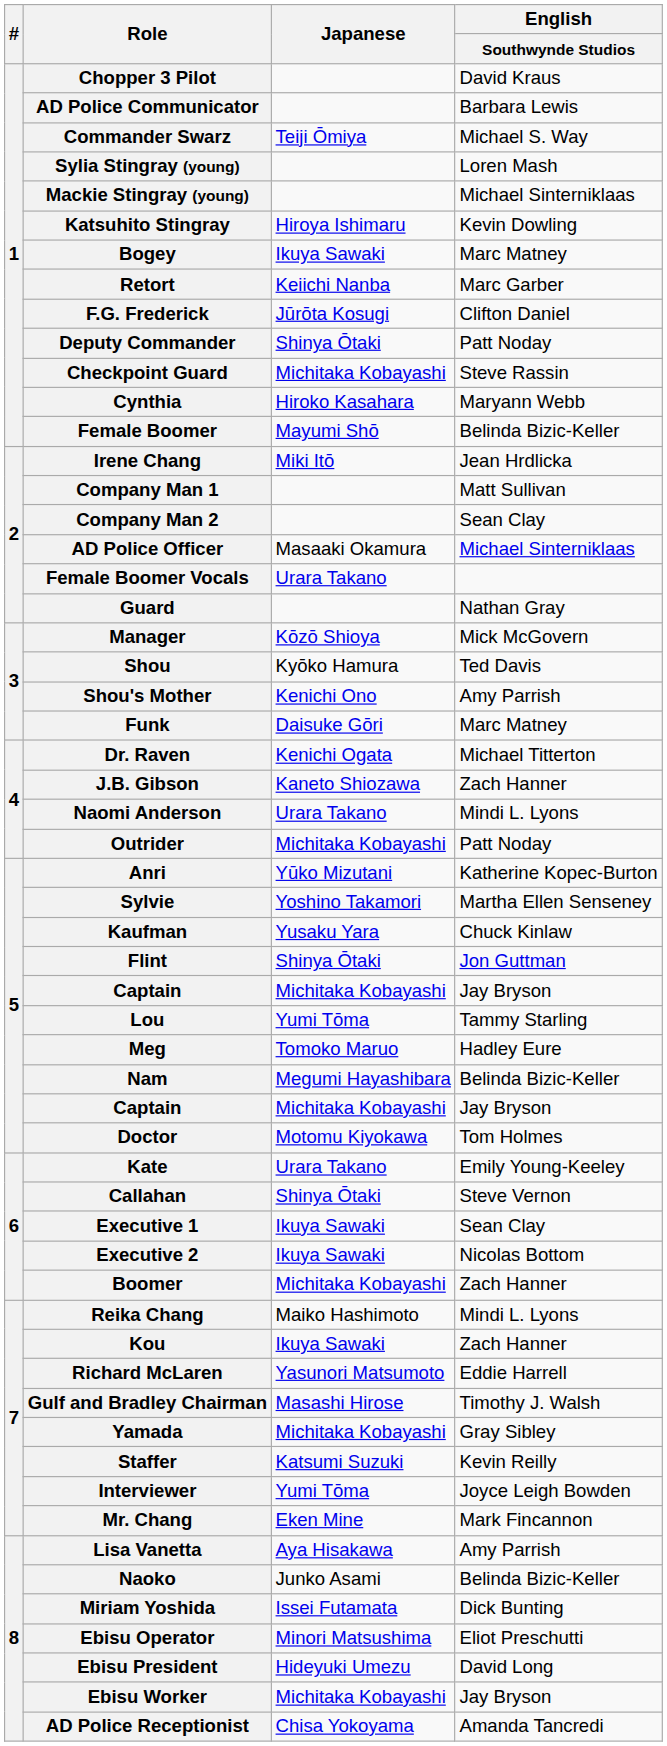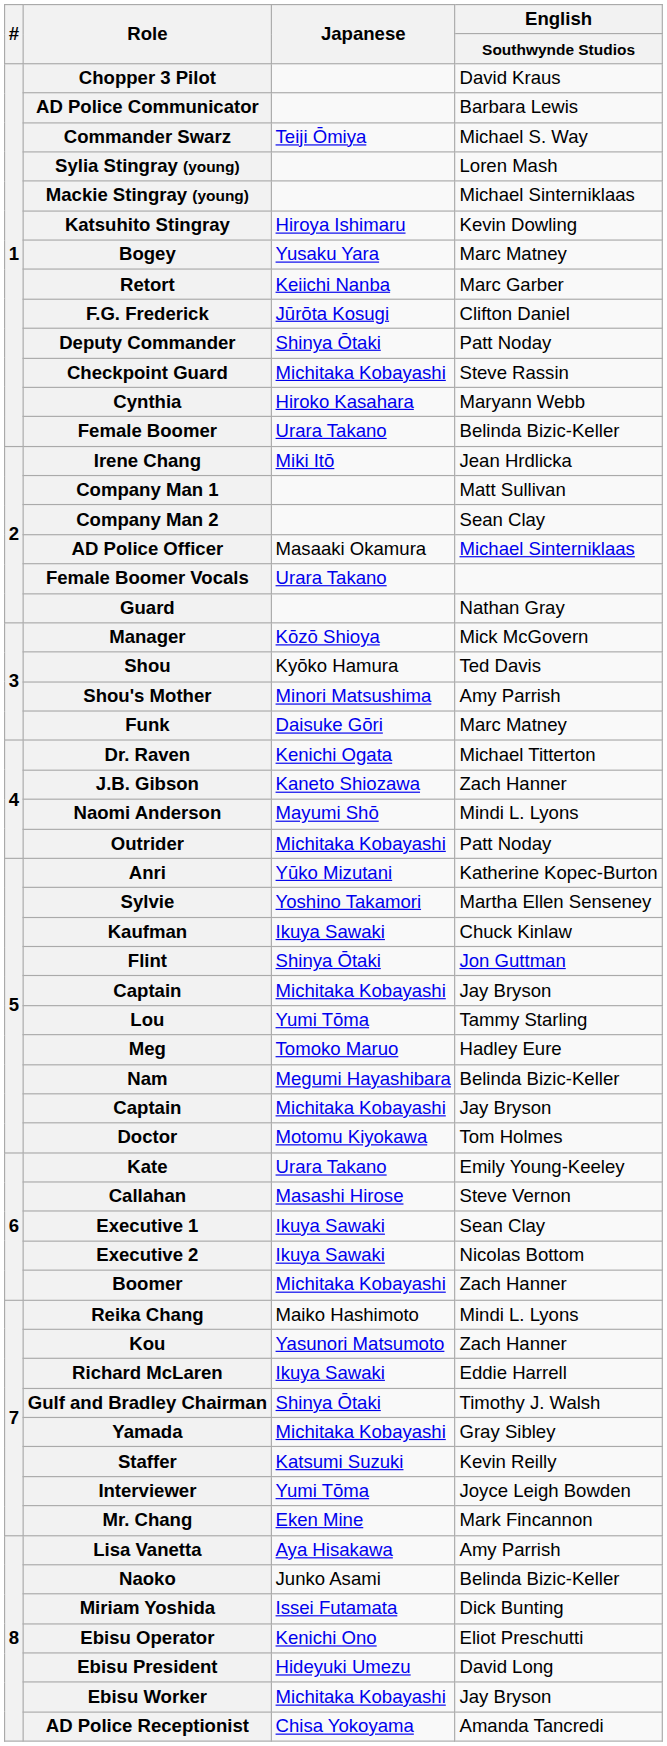(330, 254) Ikuya Sawaki -> (327, 254) Yusaku Yara
(327, 431) Mayumi Shō -> (331, 431) Urara Takano
(326, 696) Kenichi Ono -> (353, 696) Minori Matsushima
(331, 813) Urara Takano -> (327, 813) Mayumi Shō
(327, 931) Yusaku Yara -> (330, 931) Ikuya Sawaki
(328, 1196) Shinya Ōtaki -> (340, 1196) Masashi Hirose
(330, 1343) Ikuya Sawaki -> (360, 1343) Yasunori Matsumoto
(360, 1373) Yasunori Matsumoto -> (330, 1373) Ikuya Sawaki
(340, 1402) Masashi Hirose -> (328, 1402) Shinya Ōtaki
(353, 1638) Minori Matsushima -> (326, 1638) Kenichi Ono
